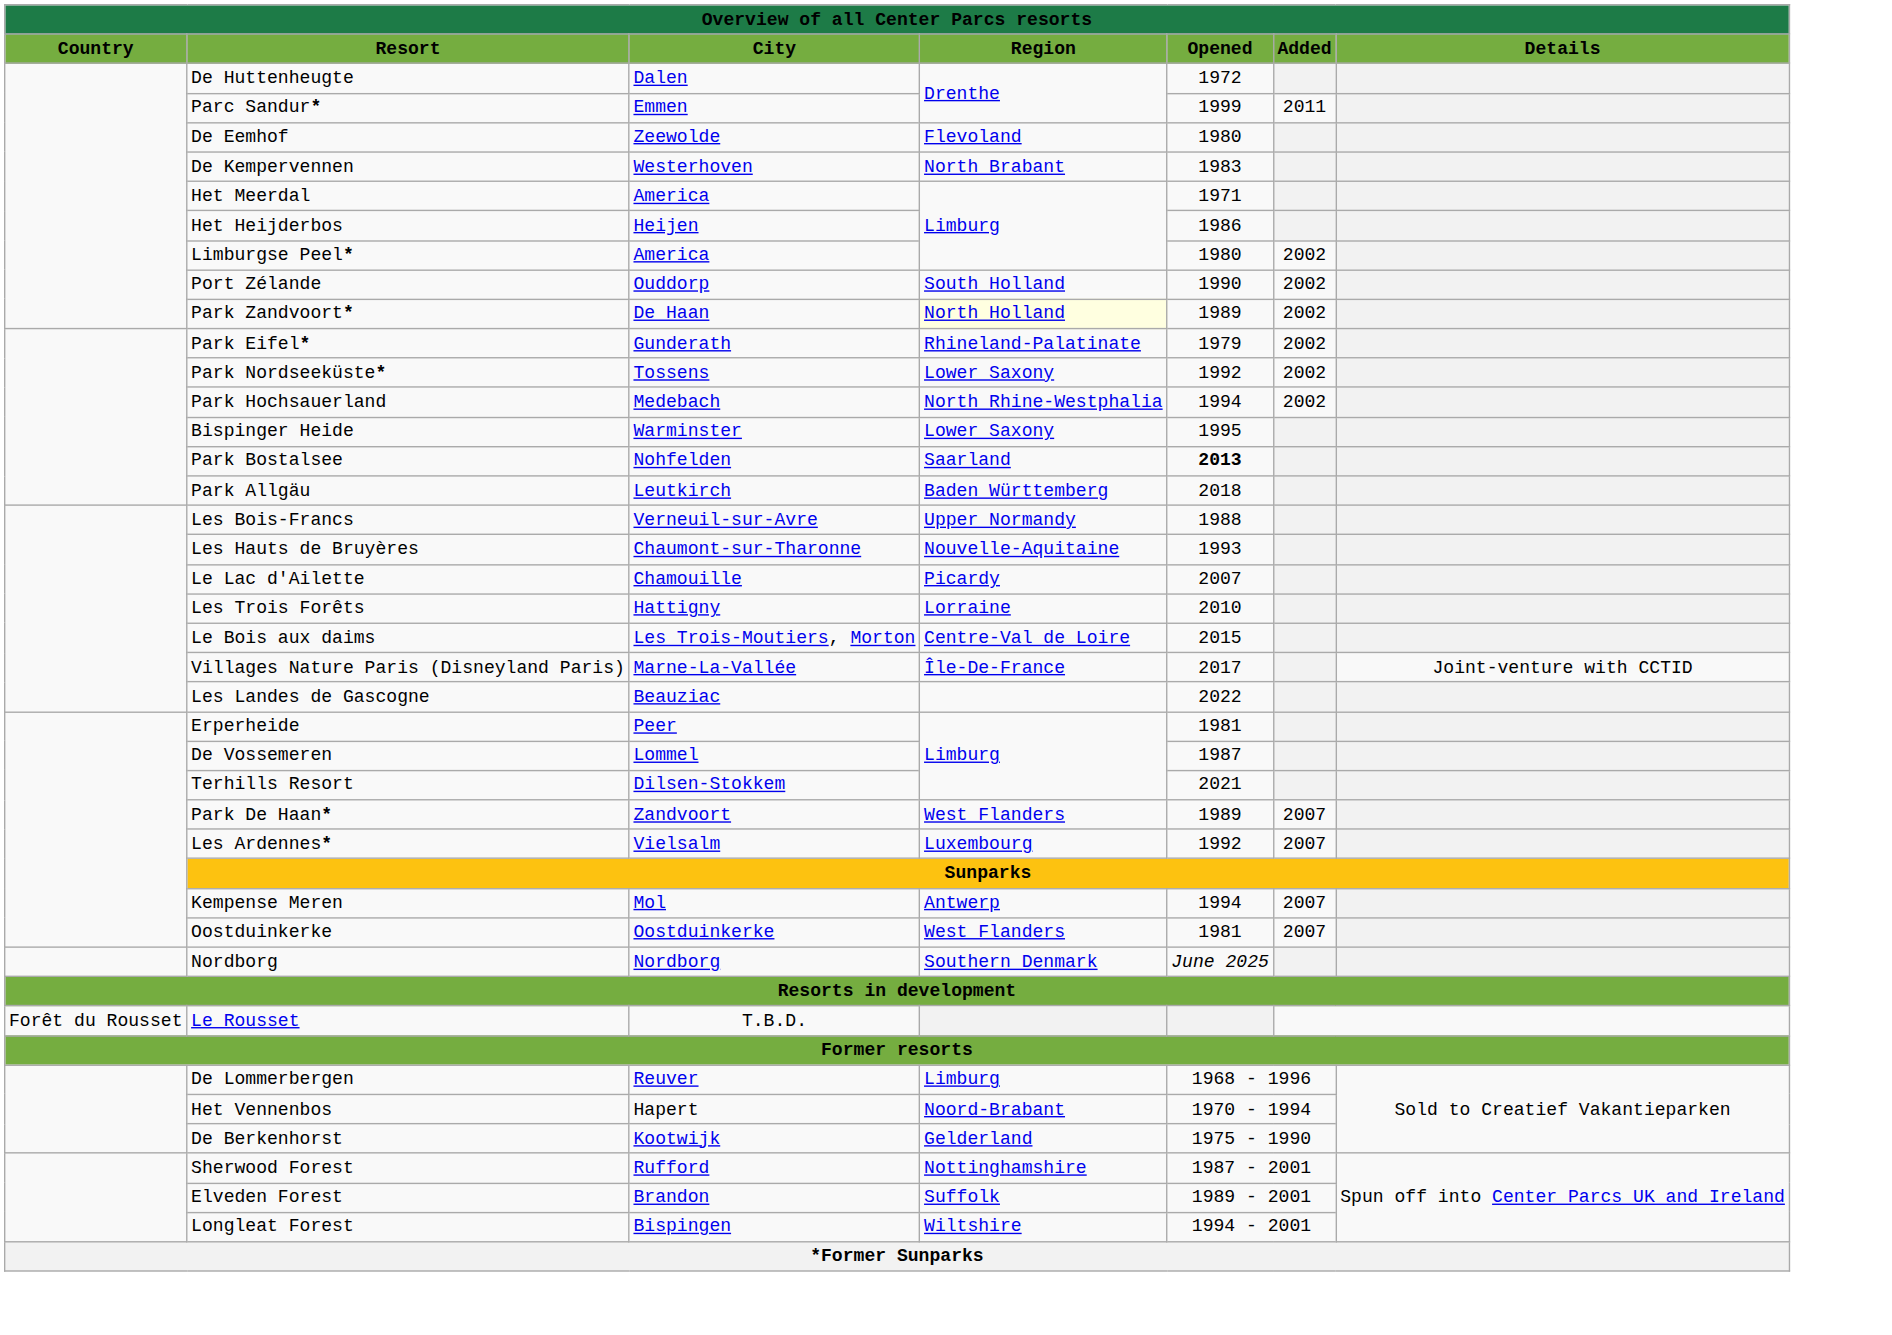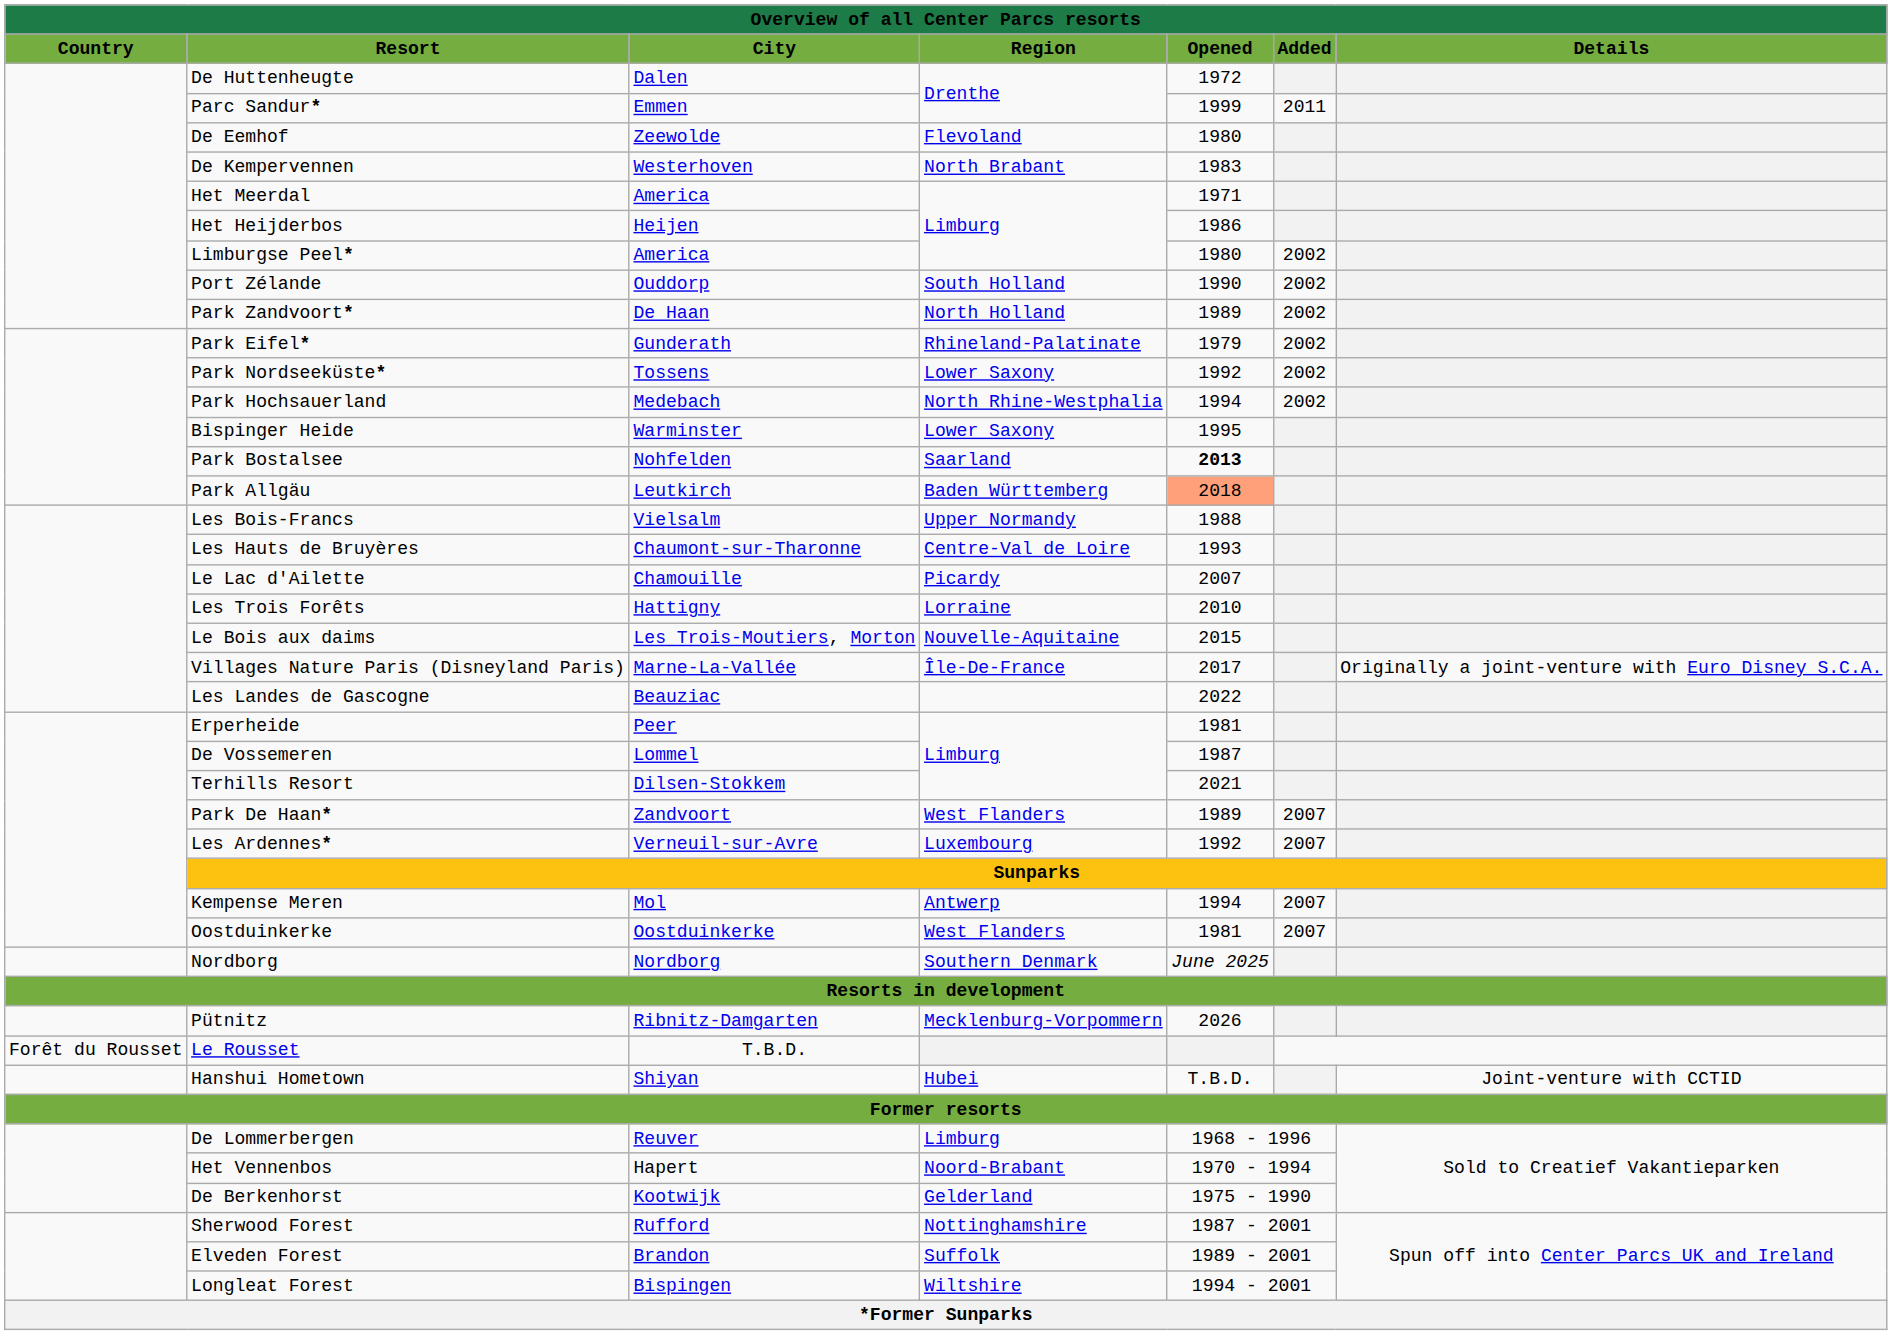(995, 314) lightyellow background -> (995, 314) no background
(1220, 491) no background -> (1220, 491) lightsalmon background
(726, 520) Verneuil-sur-Avre -> (677, 520) Vielsalm
(1022, 550) Nouvelle-Aquitaine -> (1027, 550) Centre-Val de Loire
(1027, 638) Centre-Val de Loire -> (1022, 638) Nouvelle-Aquitaine
(1563, 667) Joint-venture with CCTID -> (1611, 667) Originally a joint-venture with Euro Disney S.C.A.
(677, 844) Vielsalm -> (726, 844) Verneuil-sur-Avre
+ row: (229, 1021)
+ row: (278, 1080)
